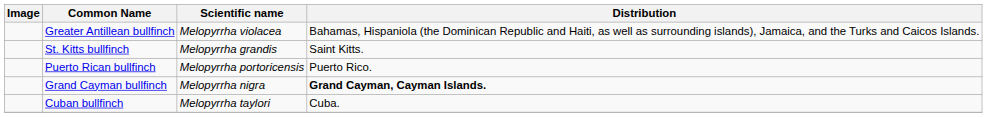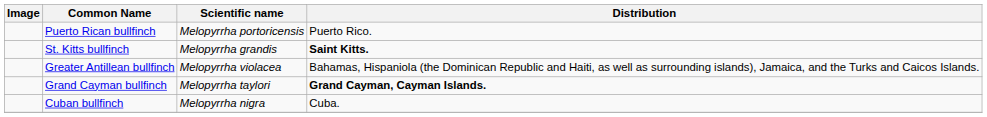rows swapped: (100, 67) <-> (110, 31)
(337, 49) normal -> (339, 49) bold
(222, 85) Melopyrrha nigra -> (225, 85) Melopyrrha taylori
(225, 103) Melopyrrha taylori -> (222, 103) Melopyrrha nigra
